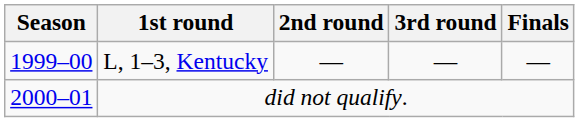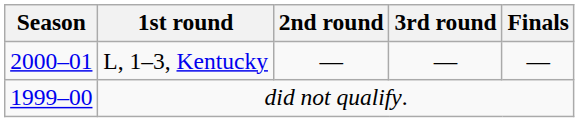(51, 60) 1999–00 -> (51, 60) 2000–01
(51, 97) 2000–01 -> (51, 97) 1999–00
